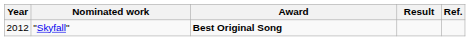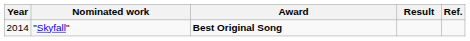(18, 28) 2012 -> (18, 28) 2014
